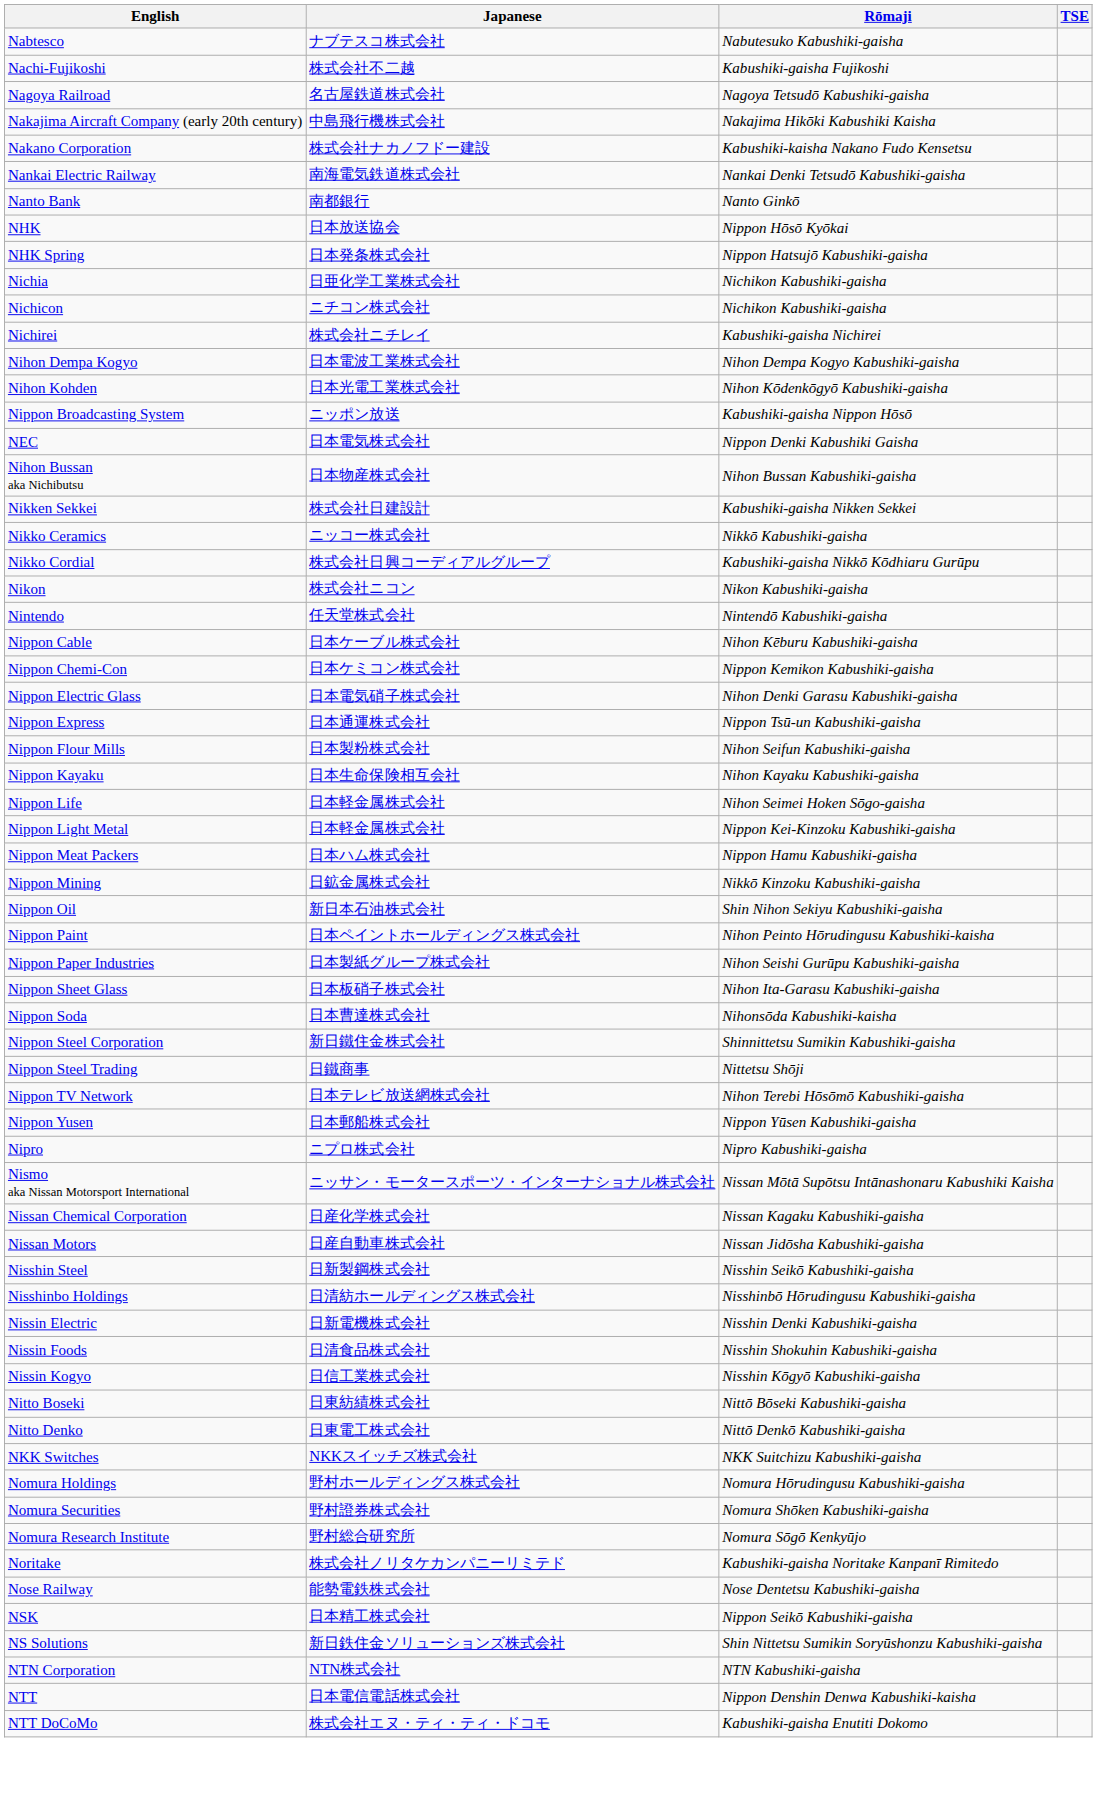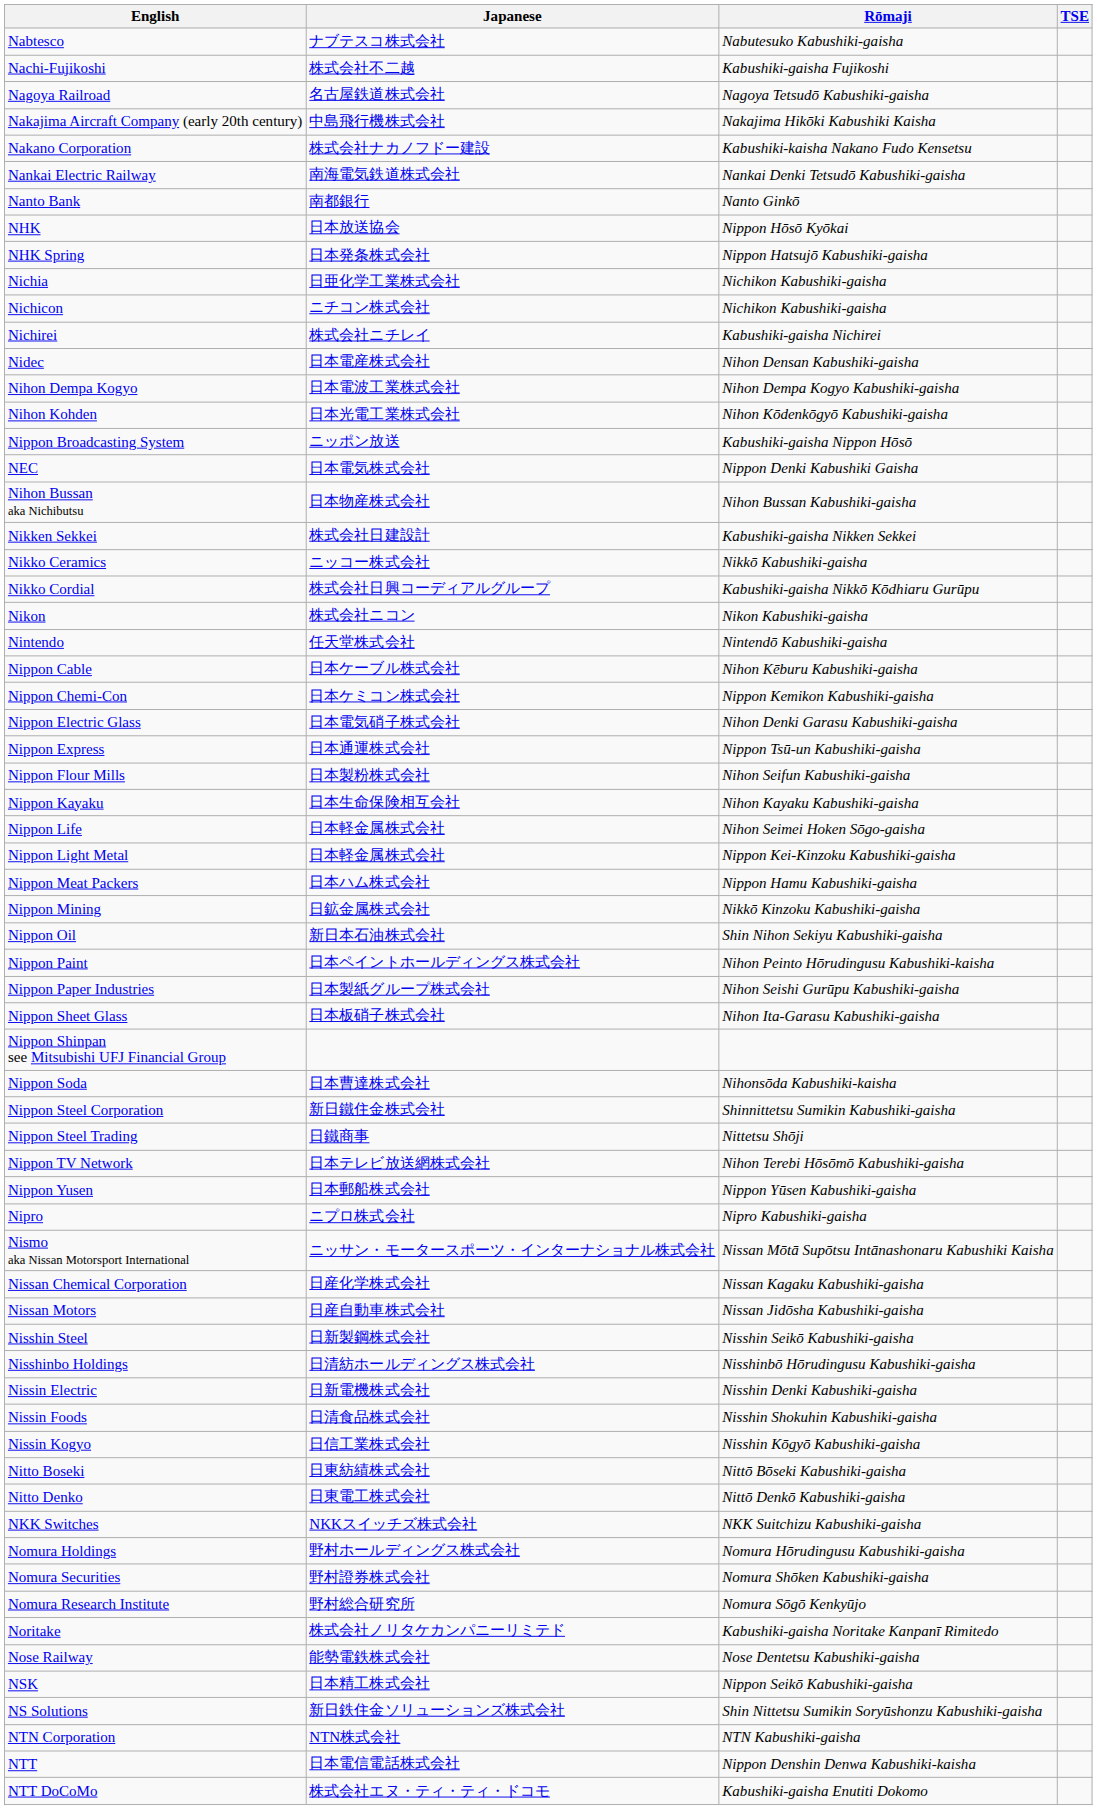+ row: (26, 361)
+ row: (117, 1049)
